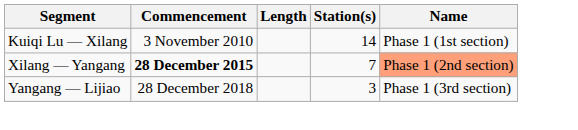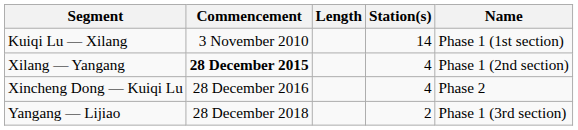(372, 64) 7 -> (428, 64) 4
(448, 64) lightsalmon background -> (504, 64) no background
+ row: (95, 88)
(372, 88) 3 -> (428, 112) 2
